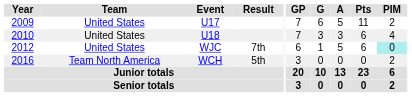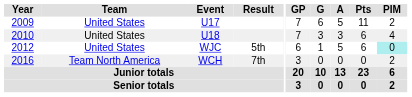(258, 48) 7th -> (258, 48) 5th
(258, 60) 5th -> (258, 60) 7th
